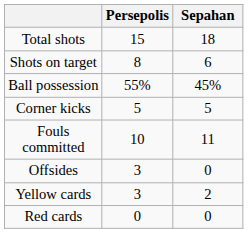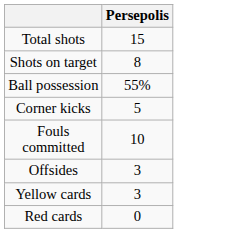- column: (208, 16)
